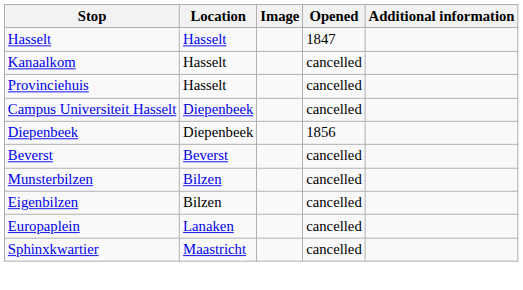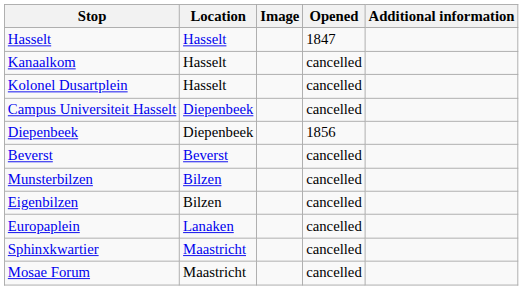+ row: (68, 86)
- row: (48, 86)
+ row: (49, 272)
